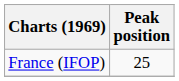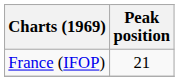(142, 62) 25 -> (142, 62) 21
